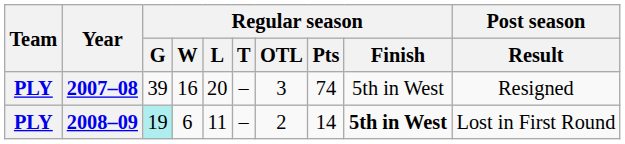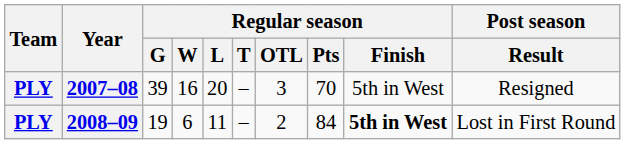(326, 88) 74 -> (326, 88) 70
(158, 122) paleturquoise background -> (158, 122) no background
(326, 122) 14 -> (326, 122) 84
